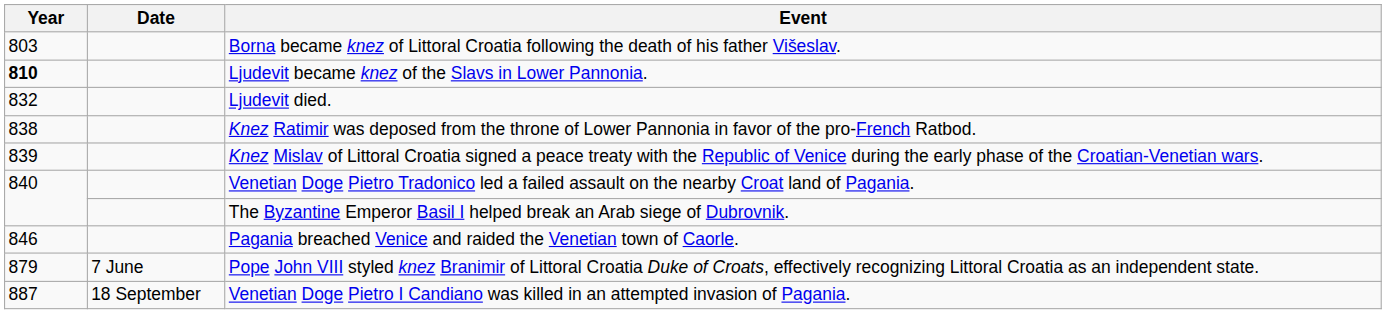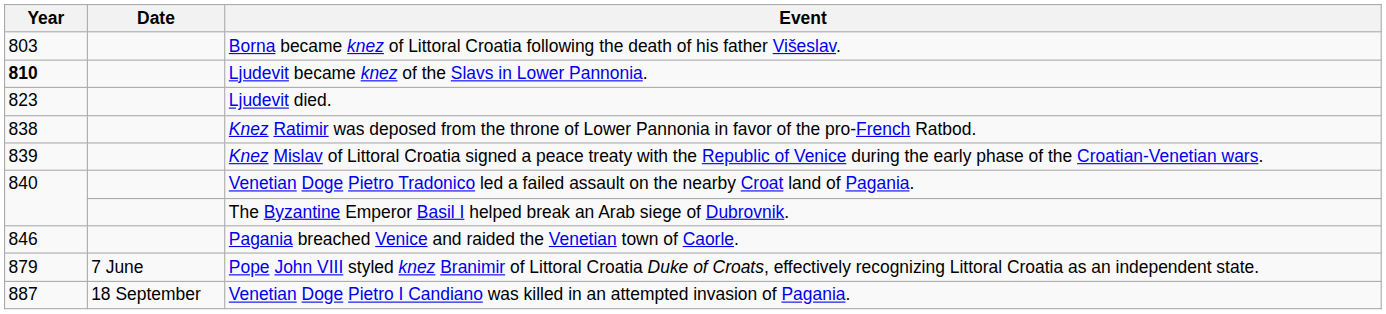(23, 101) 832 -> (23, 101) 823
